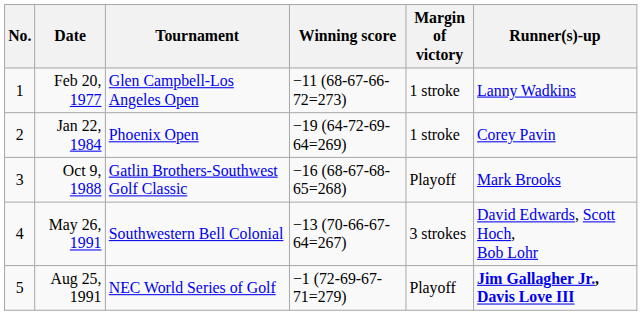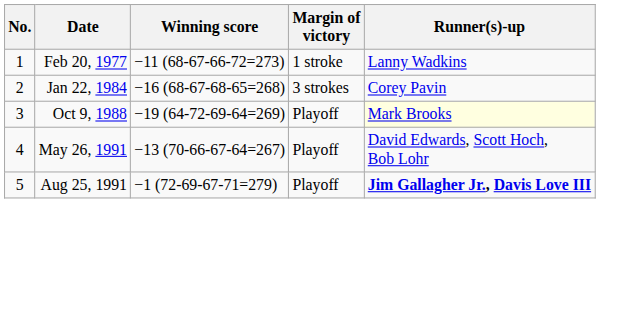- column: (197, 36)
(341, 135) −19 (64-72-69-64=269) -> (210, 88) −16 (68-67-68-65=268)
(435, 135) 1 stroke -> (321, 88) 3 strokes
(341, 180) −16 (68-67-68-65=268) -> (210, 114) −19 (64-72-69-64=269)
(519, 180) no background -> (410, 114) lightyellow background
(438, 234) 3 strokes -> (316, 150) Playoff
